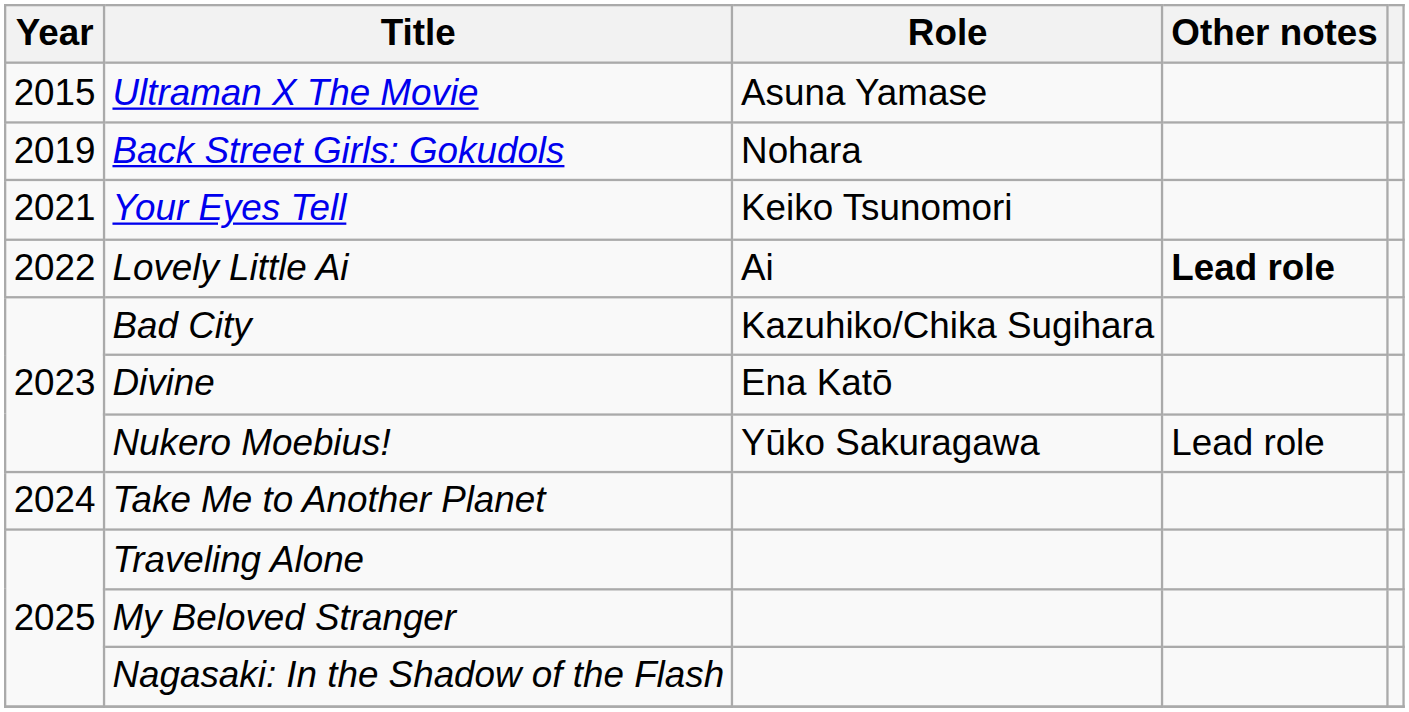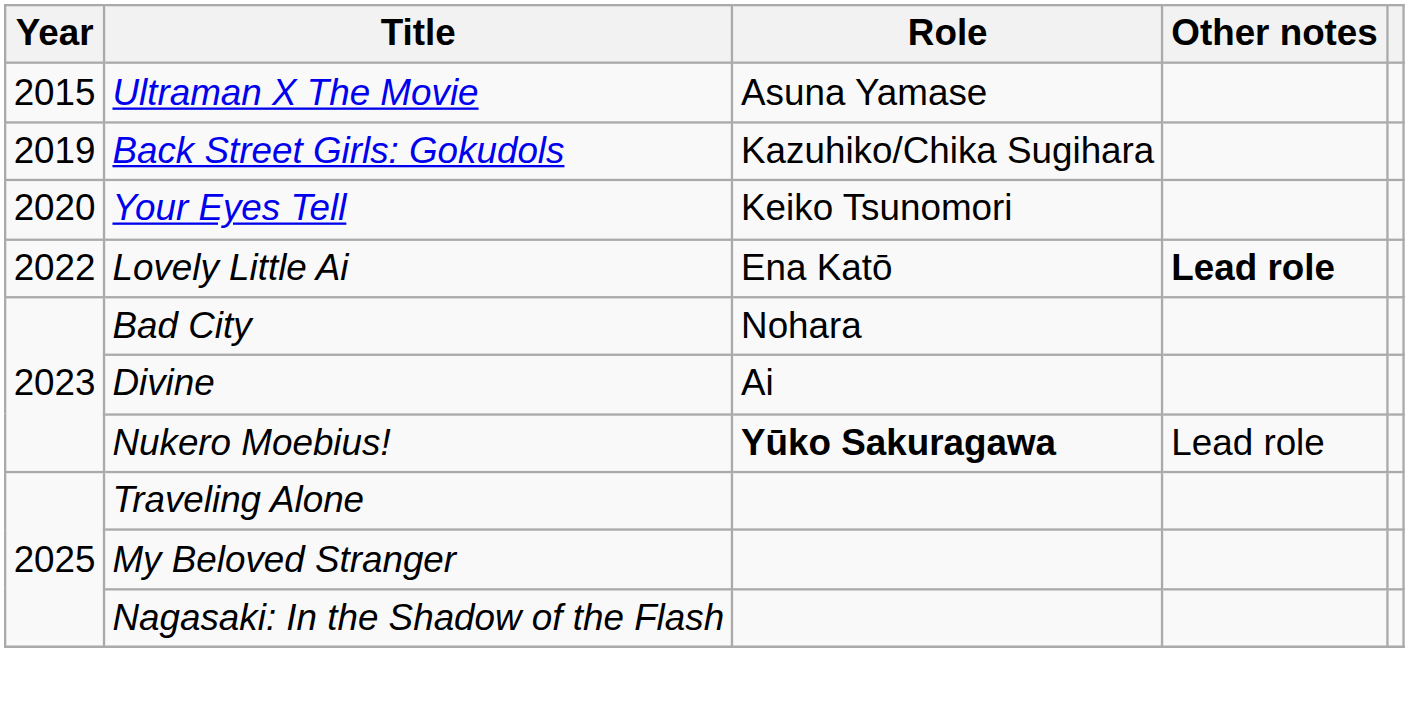(801, 150) Nohara -> (948, 150) Kazuhiko/Chika Sugihara
(55, 208) 2021 -> (55, 208) 2020
(757, 267) Ai -> (817, 267) Ena Katō
(948, 325) Kazuhiko/Chika Sugihara -> (801, 325) Nohara
(817, 383) Ena Katō -> (757, 383) Ai
(890, 442) normal -> (899, 442) bold
- row: (329, 500)
